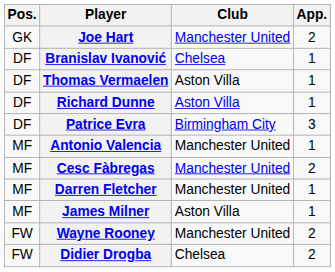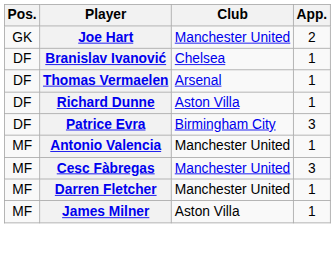(207, 80) Aston Villa -> (198, 80) Arsenal
(312, 168) 2 -> (312, 168) 3
- row: (106, 233)
- row: (106, 255)
